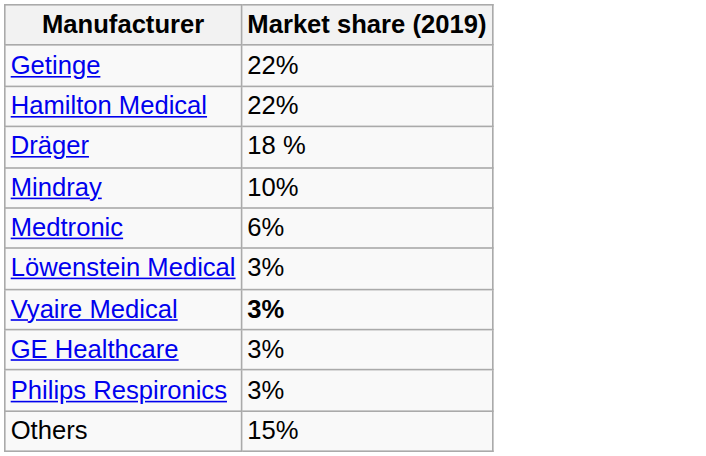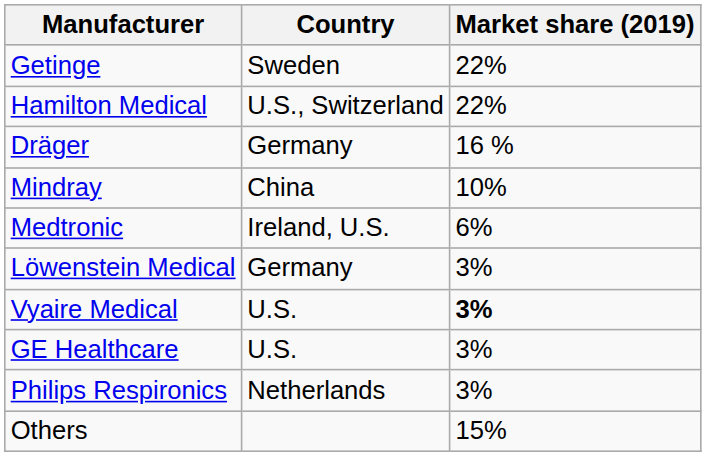+ column: (346, 24)
(277, 146) 18 % -> (485, 146) 16 %
